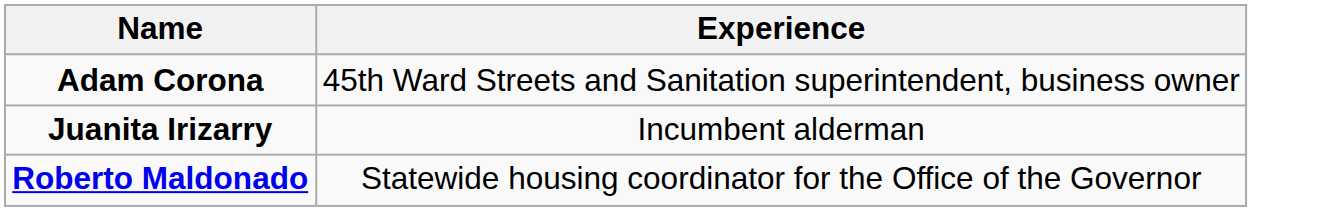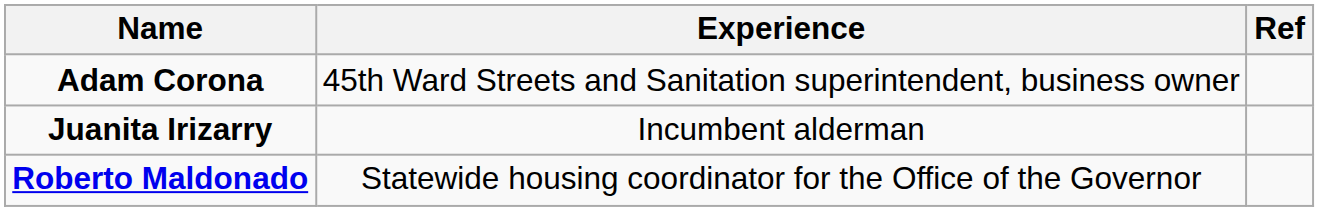+ column: (1280, 29)
